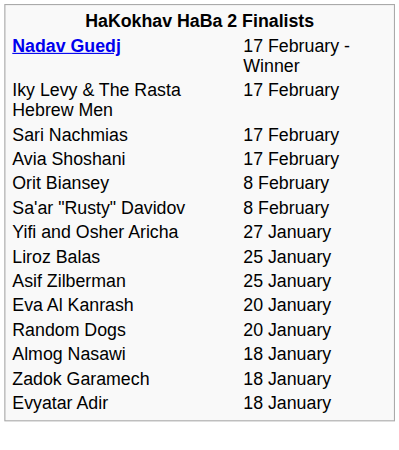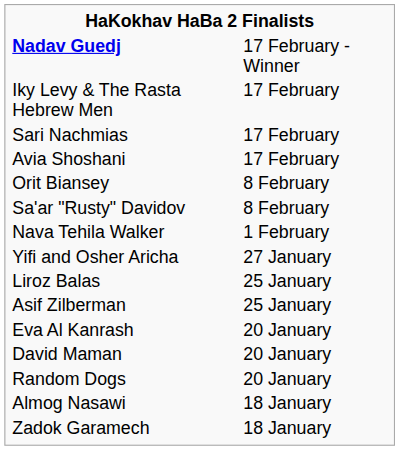+ row: (88, 232)
+ row: (67, 354)
- row: (60, 403)
